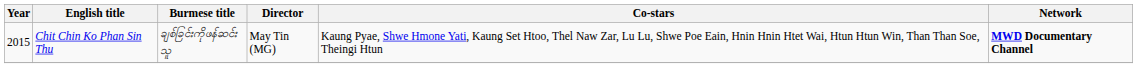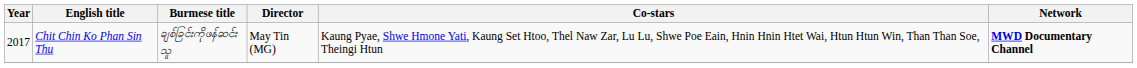(19, 42) 2015 -> (19, 42) 2017
